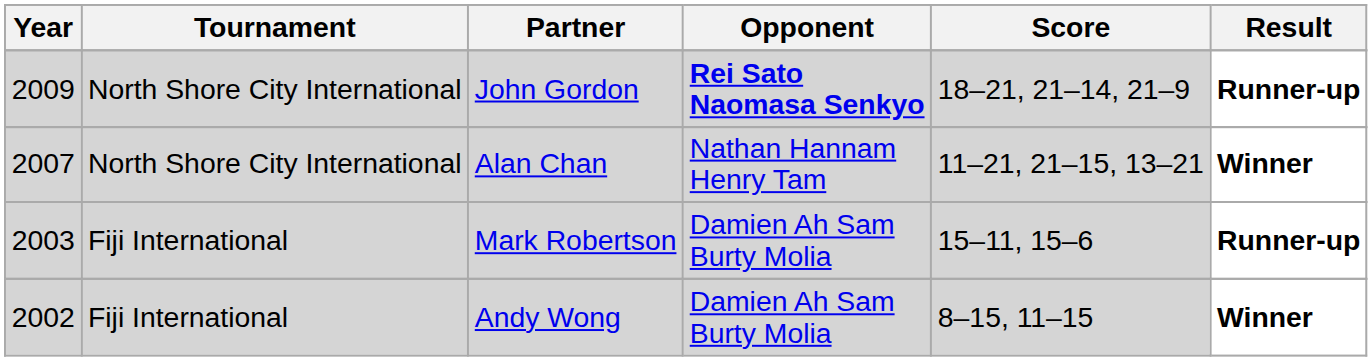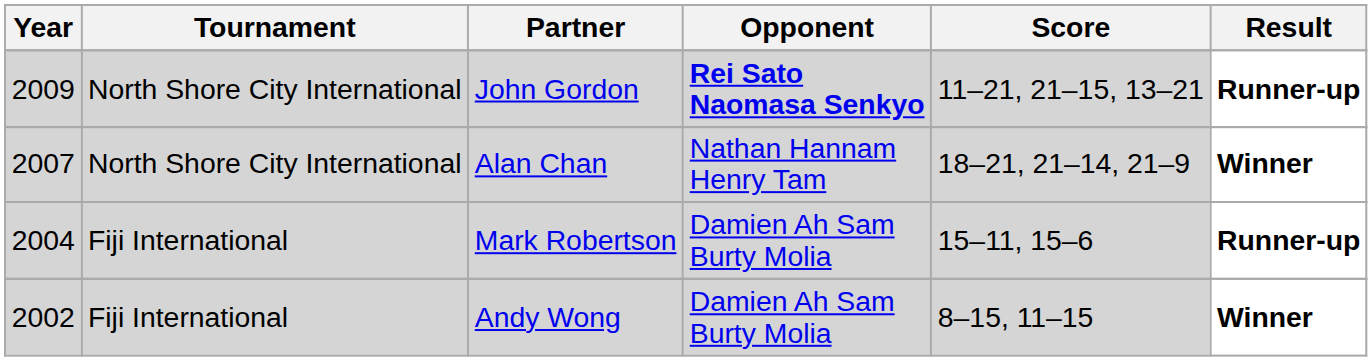(1064, 88) 18–21, 21–14, 21–9 -> (1071, 88) 11–21, 21–15, 13–21
(1071, 165) 11–21, 21–15, 13–21 -> (1064, 165) 18–21, 21–14, 21–9
(43, 241) 2003 -> (43, 241) 2004
